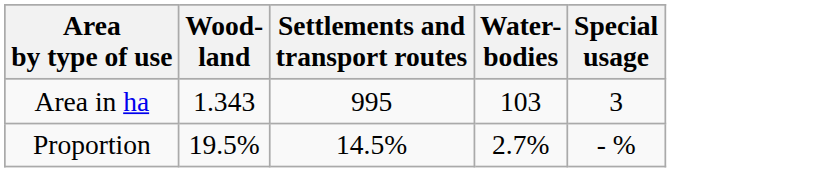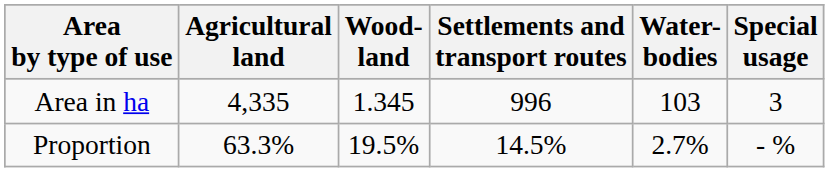+ column: (259, 41)
(224, 100) 1.343 -> (384, 100) 1.345
(372, 100) 995 -> (531, 100) 996
